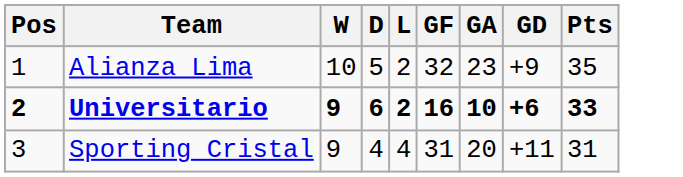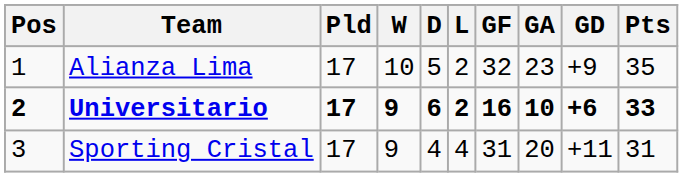+ column: (349, 26)
